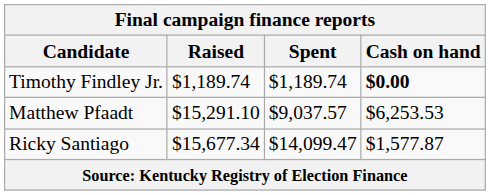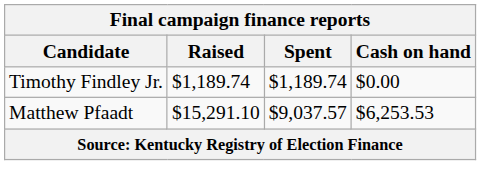(388, 81) bold -> (378, 81) normal
- row: (69, 143)
